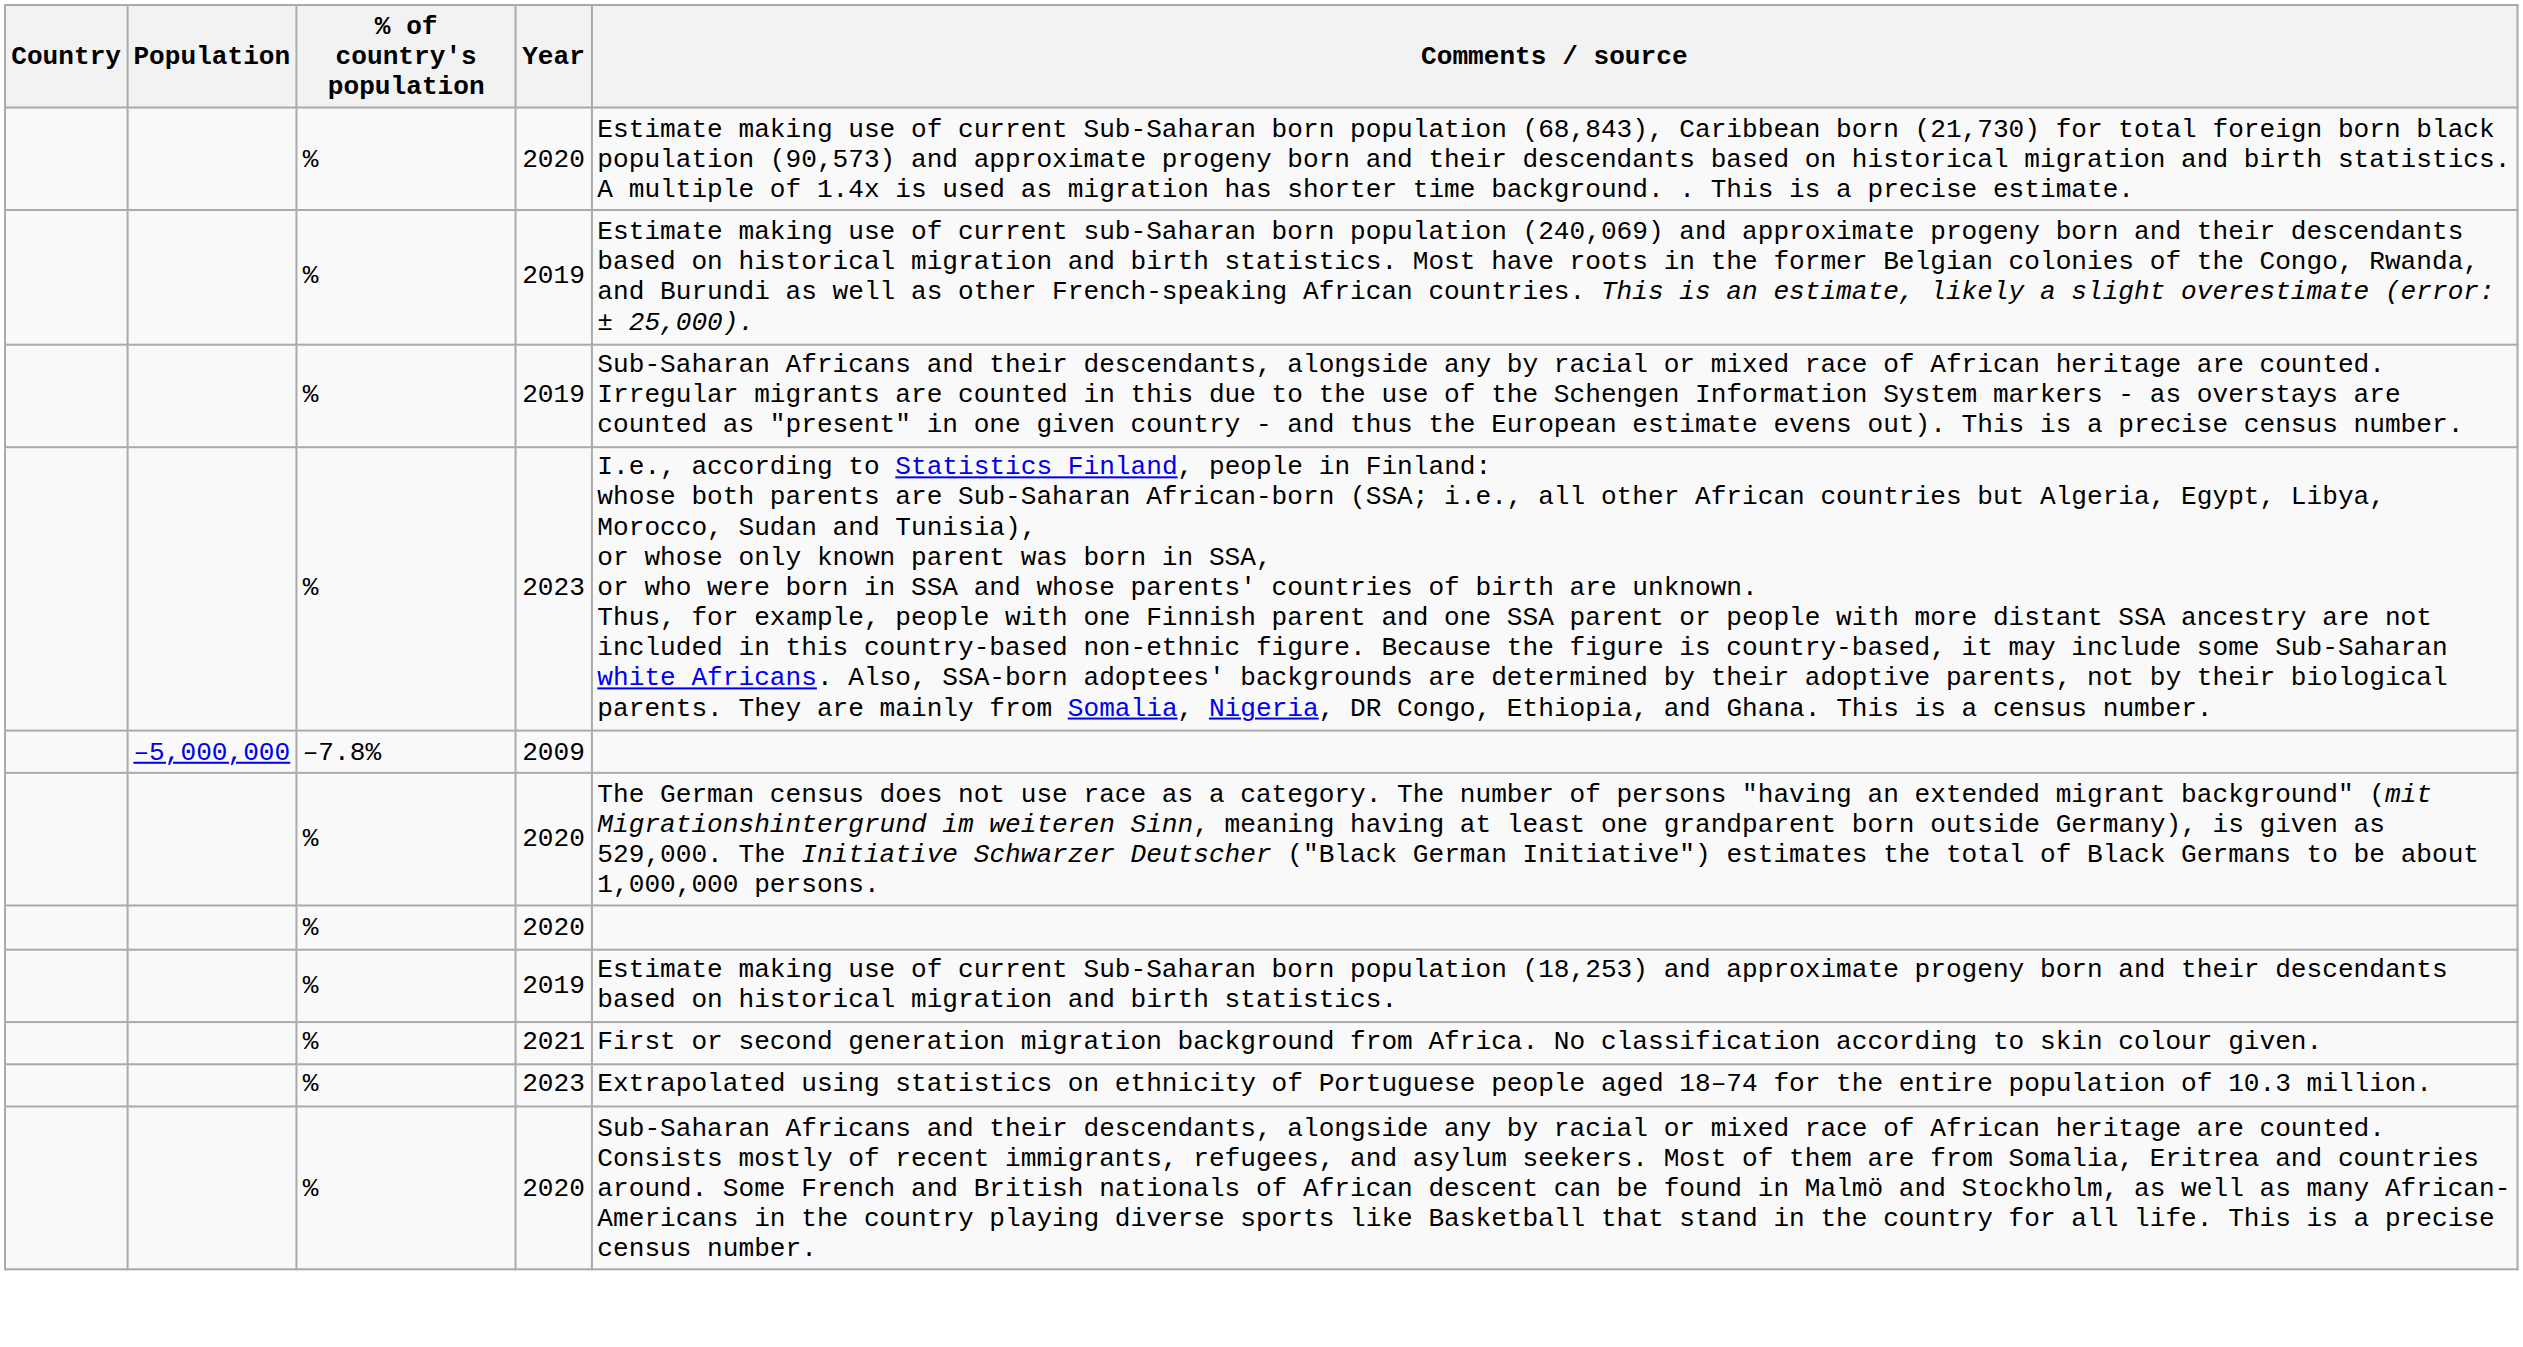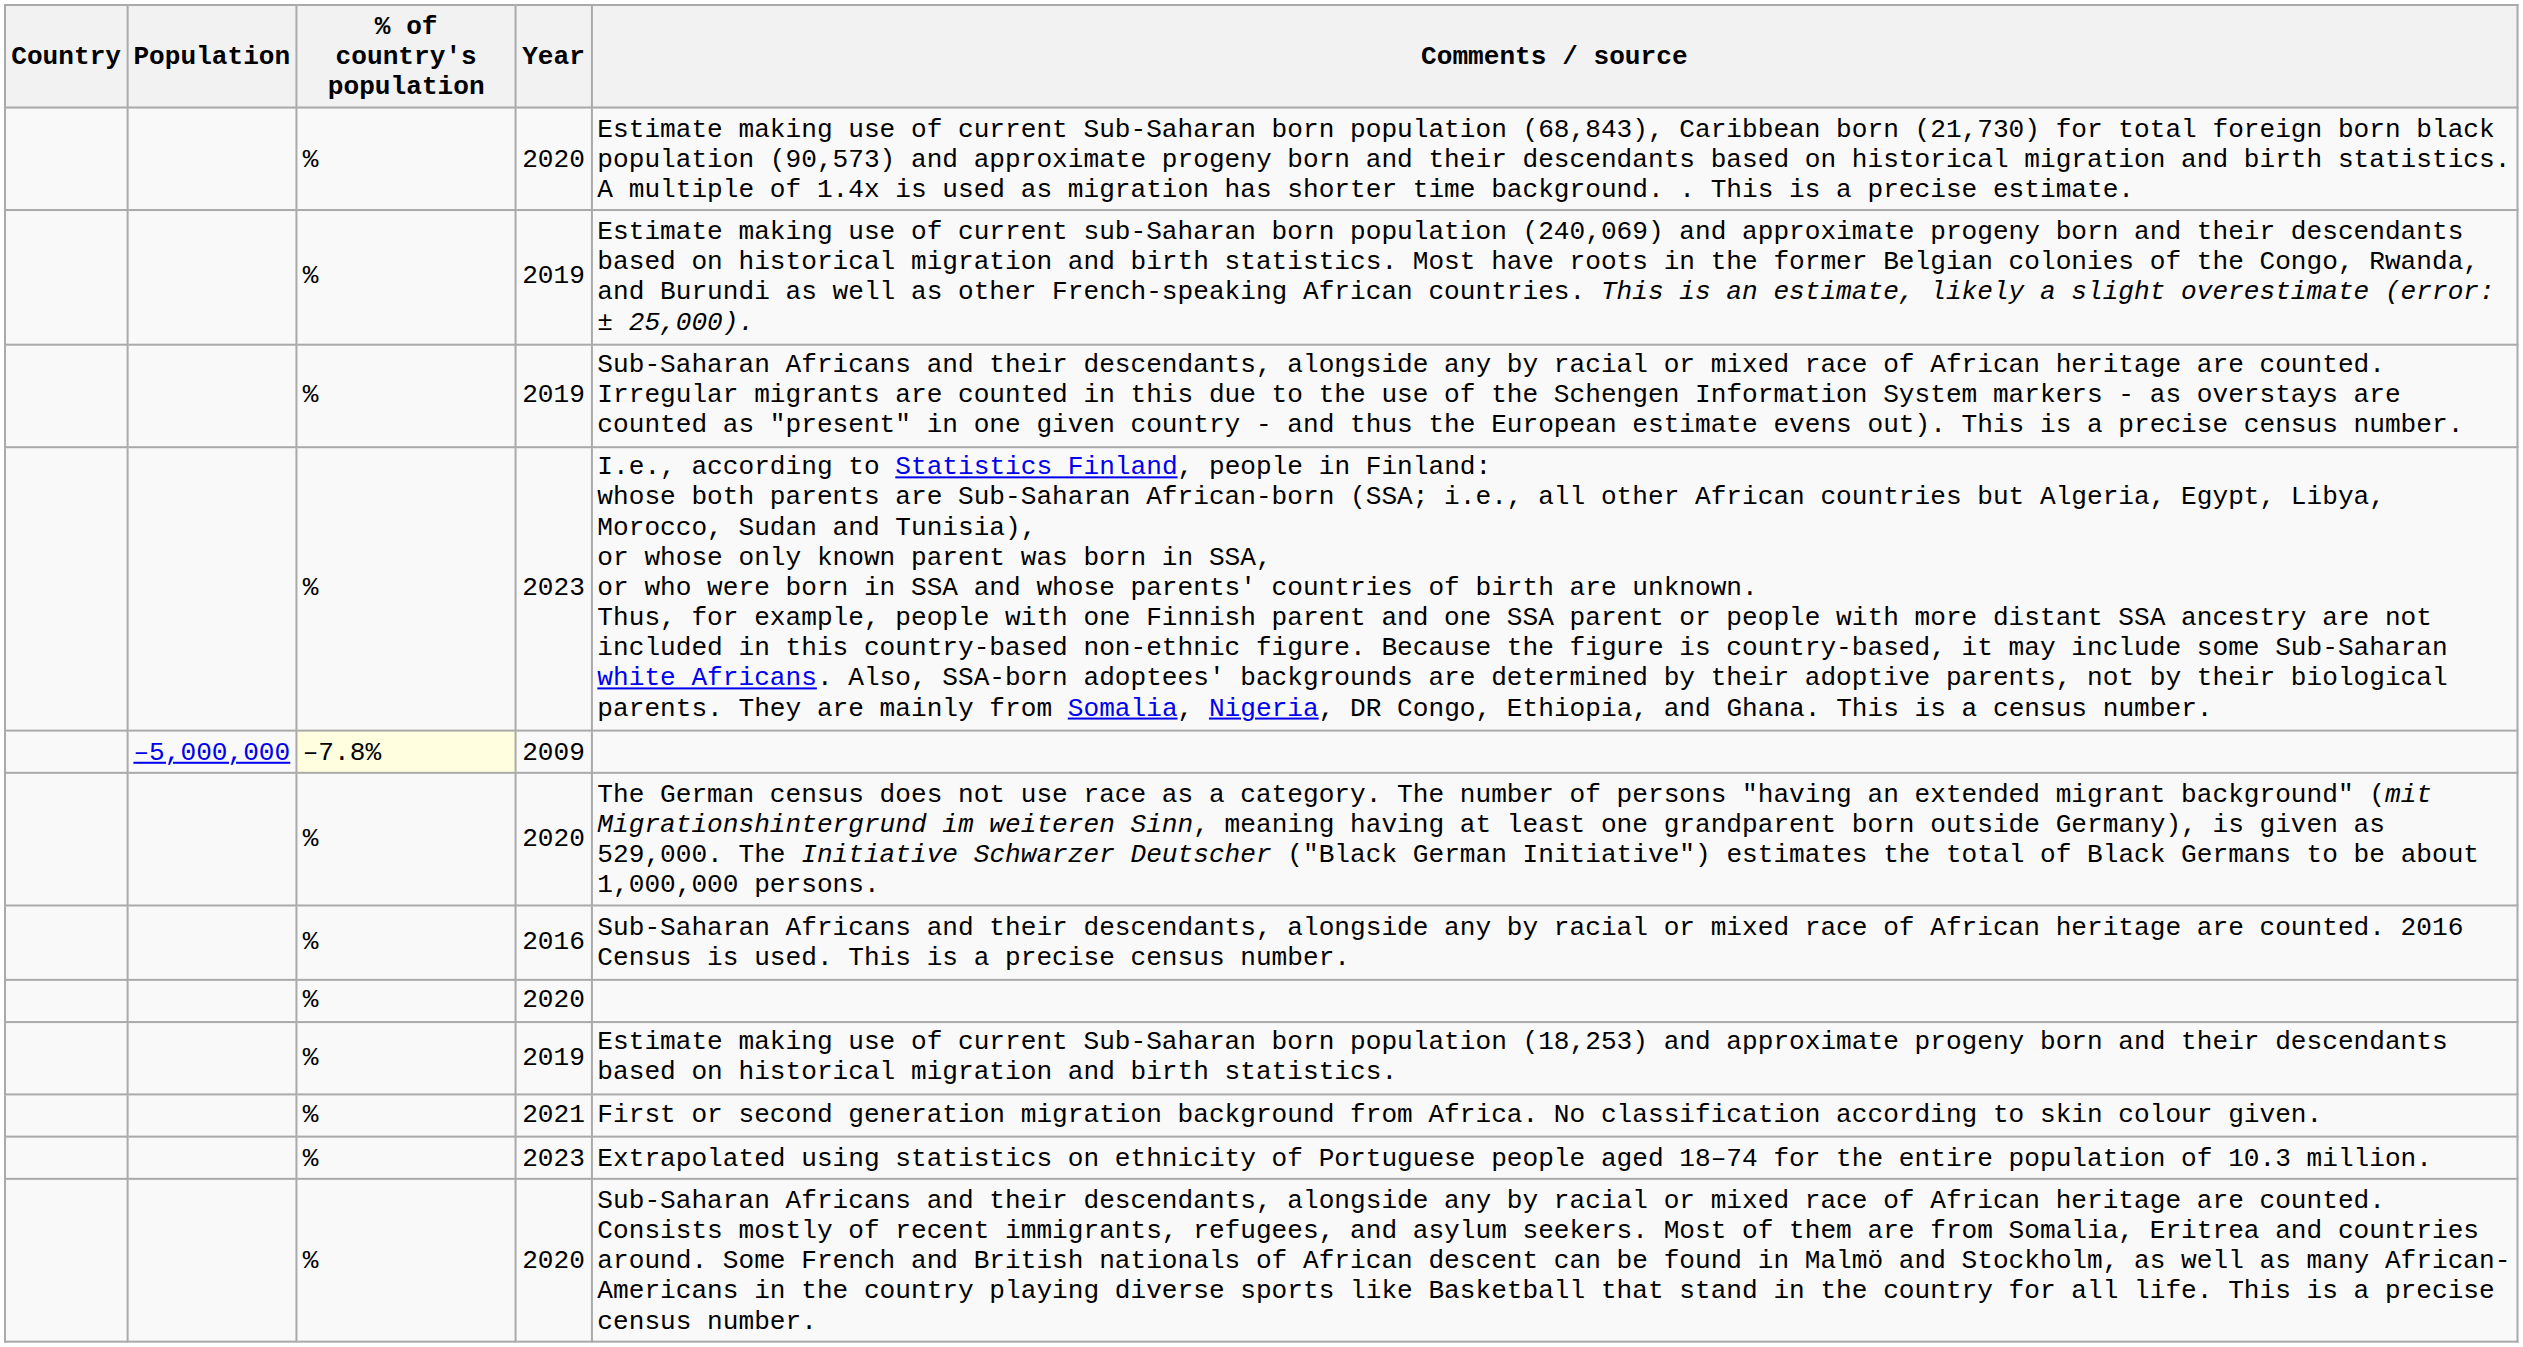(342, 752) no background -> (342, 752) lightyellow background
+ row: (212, 942)
